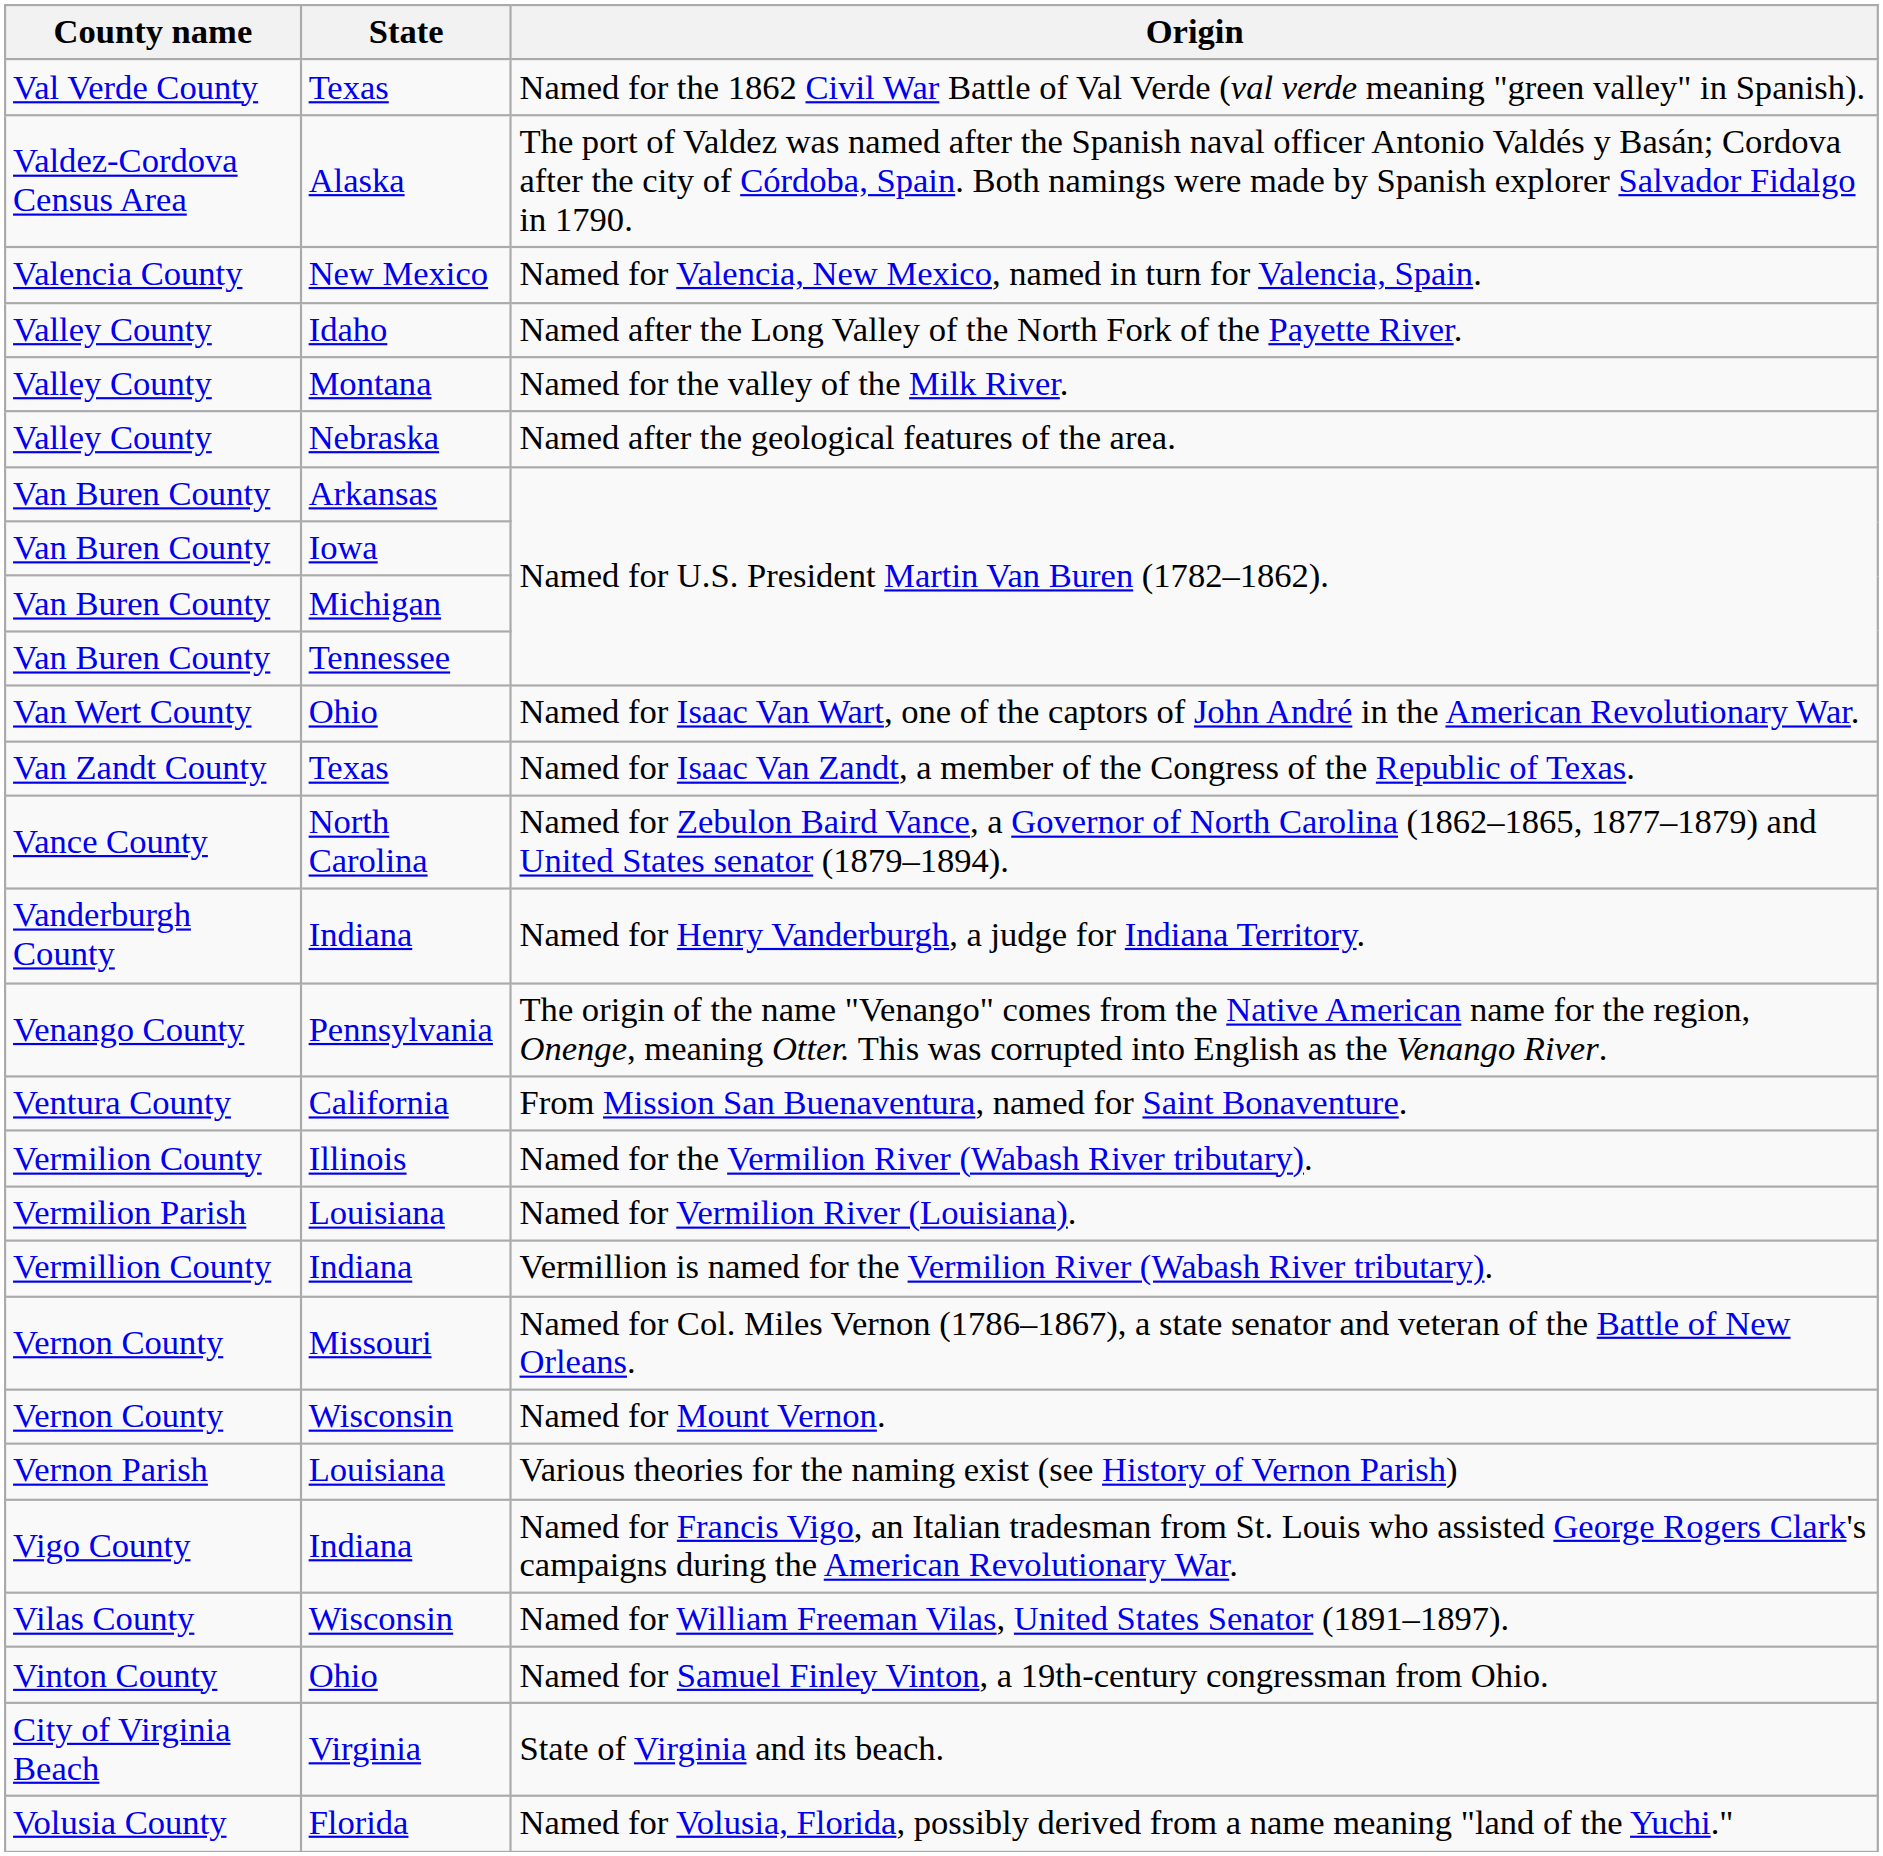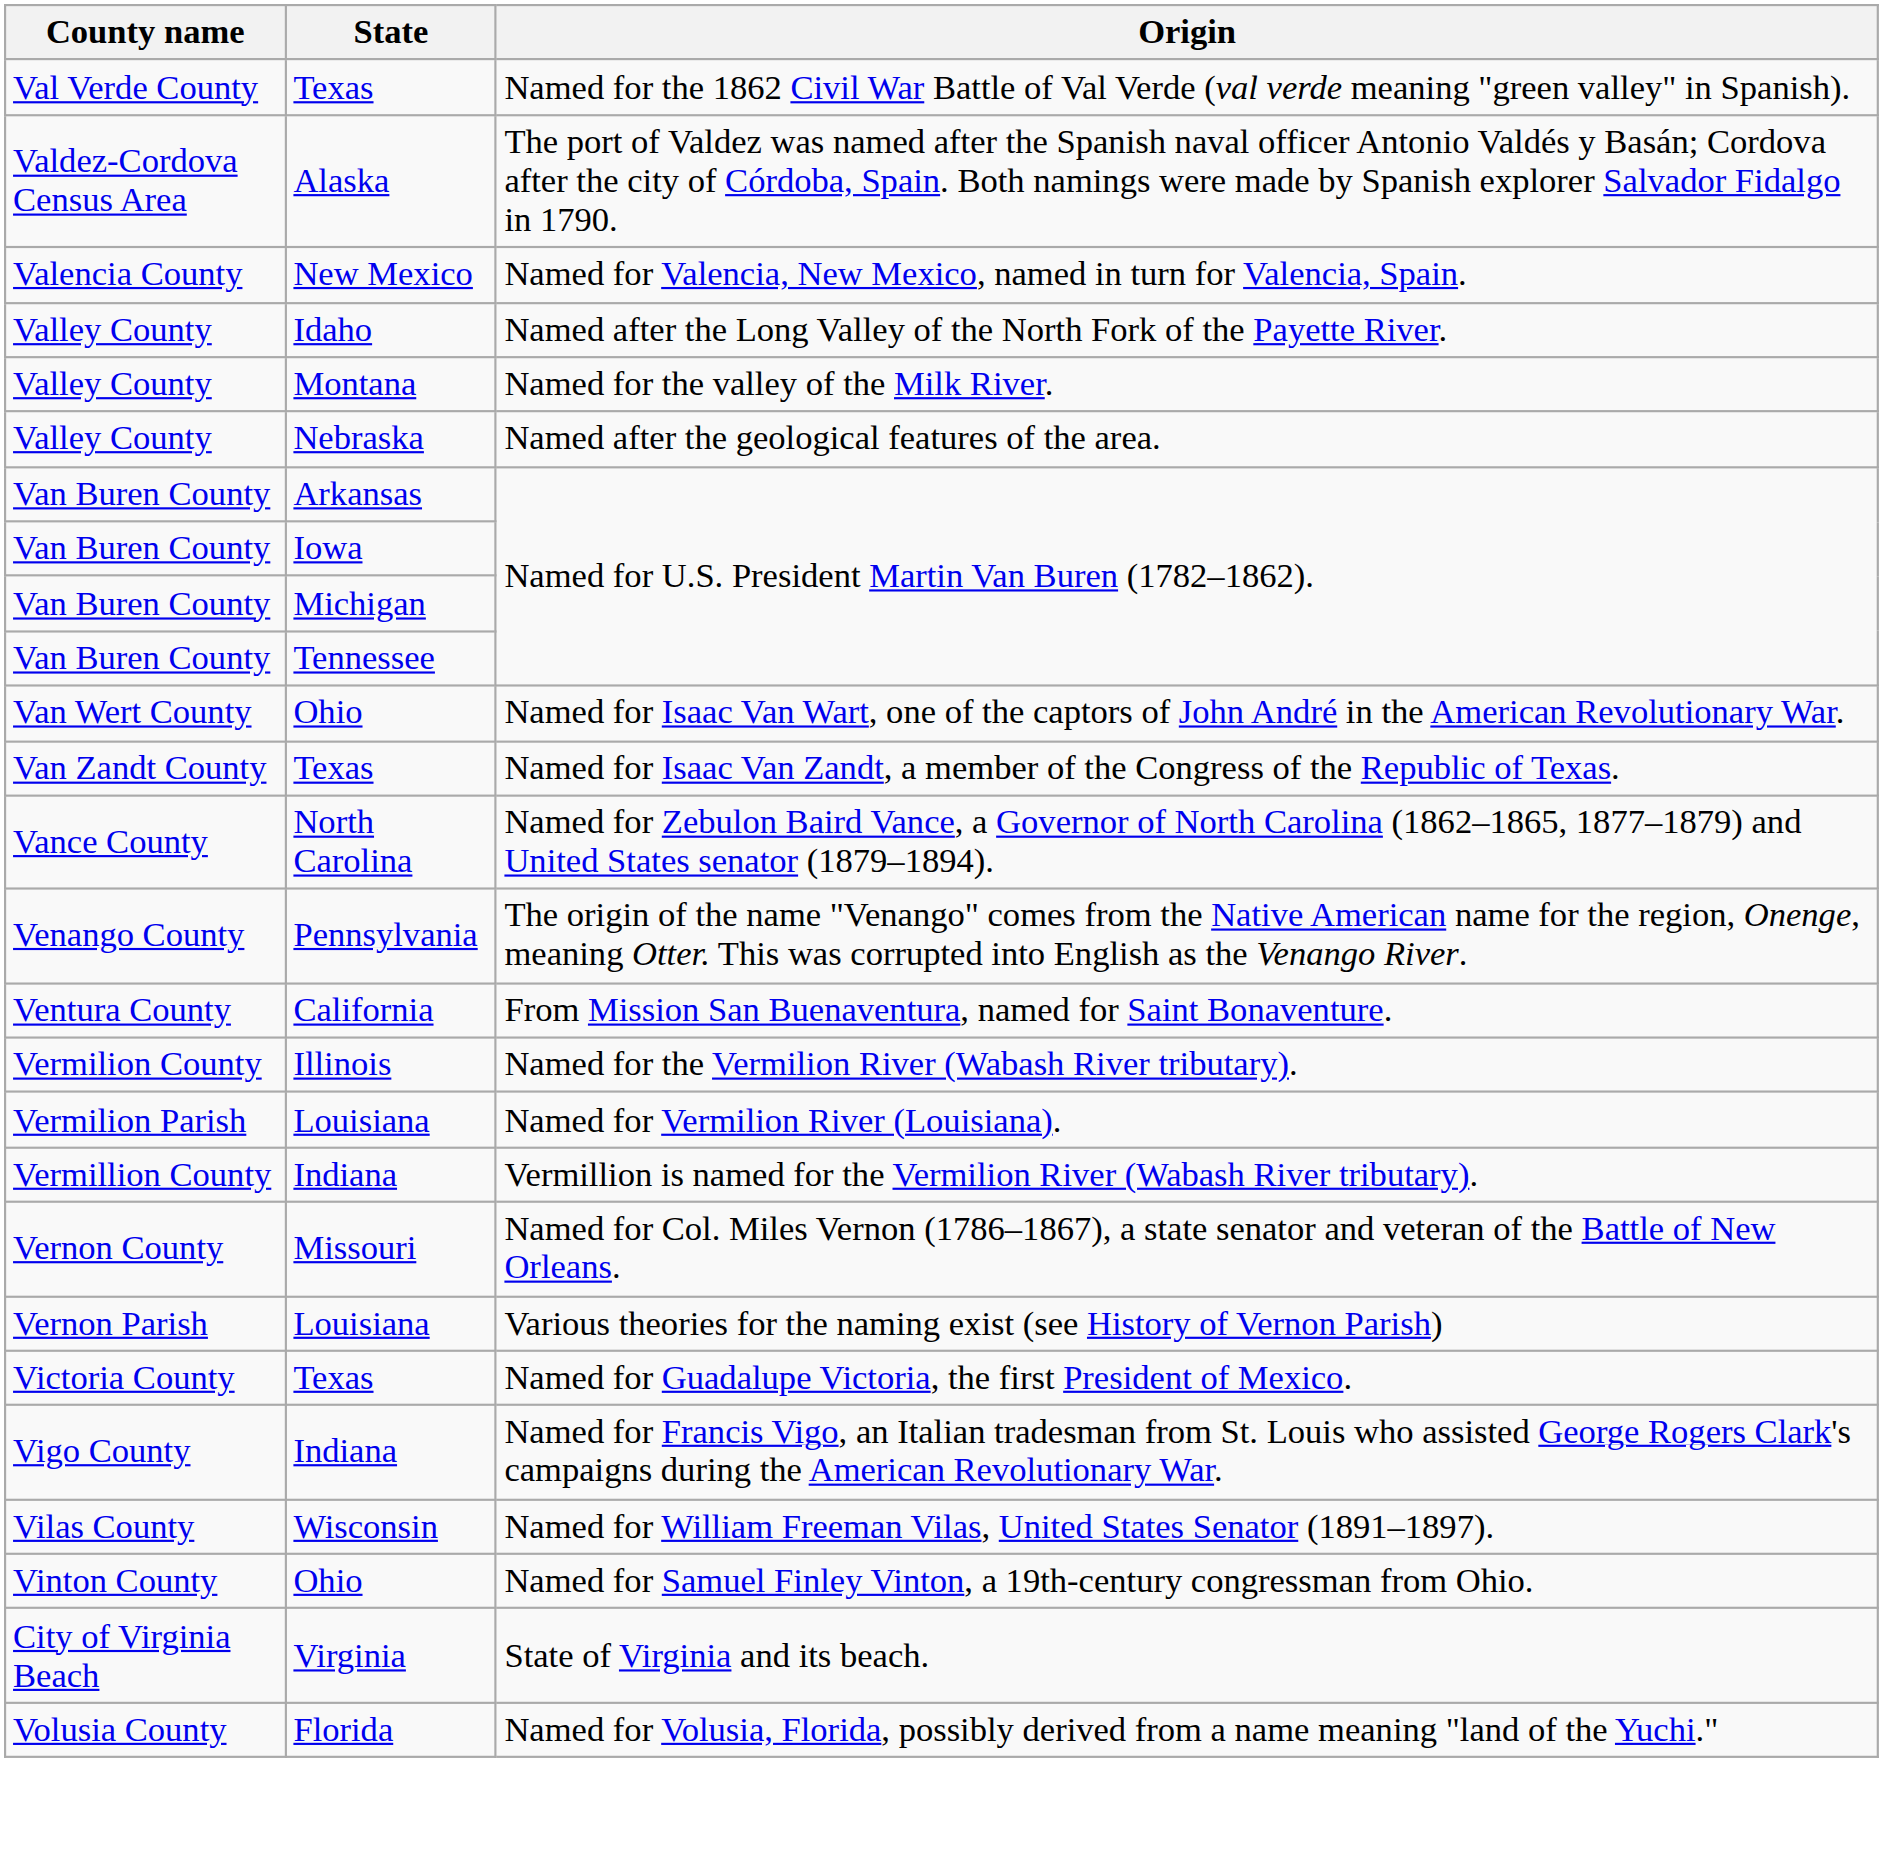- row: (360, 935)
- row: (381, 1416)
+ row: (333, 1377)
